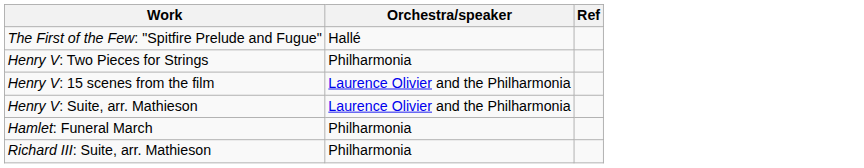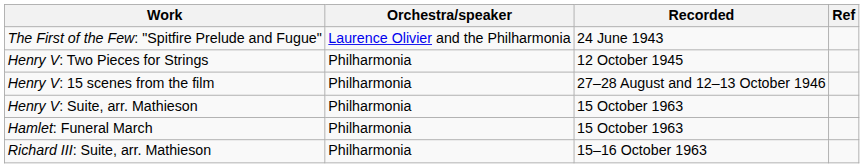+ column: (701, 15)
(345, 38) Hallé -> (449, 38) Laurence Olivier and the Philharmonia
(449, 83) Laurence Olivier and the Philharmonia -> (370, 83) Philharmonia
(449, 106) Laurence Olivier and the Philharmonia -> (370, 106) Philharmonia
